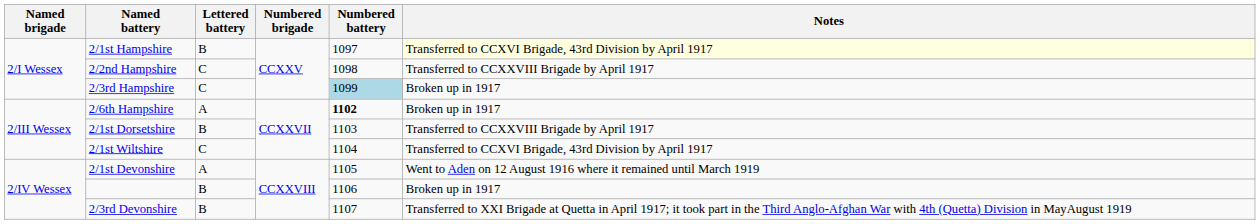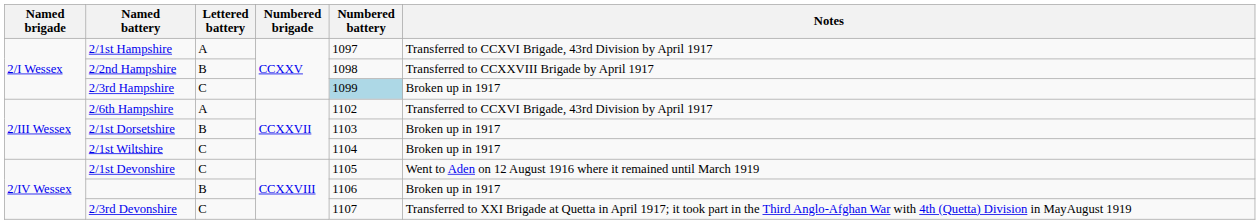(202, 48) B -> (203, 48) A
(559, 48) lightyellow background -> (559, 48) no background
(202, 68) C -> (202, 68) B
(345, 108) bold -> (345, 108) normal
(453, 108) Broken up in 1917 -> (559, 108) Transferred to CCXVI Brigade, 43rd Division by April 1917
(530, 128) Transferred to CCXXVIII Brigade by April 1917 -> (453, 128) Broken up in 1917
(559, 149) Transferred to CCXVI Brigade, 43rd Division by April 1917 -> (453, 149) Broken up in 1917
(203, 169) A -> (202, 169) C
(202, 209) B -> (202, 209) C
